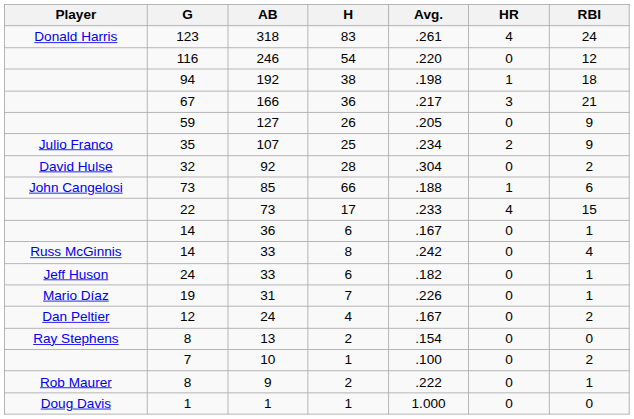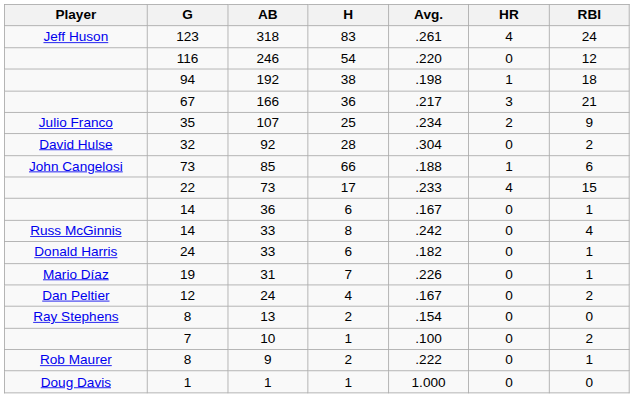(76, 36) Donald Harris -> (76, 36) Jeff Huson
- row: (187, 123)
(76, 274) Jeff Huson -> (76, 252) Donald Harris
